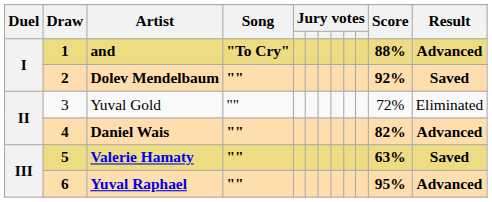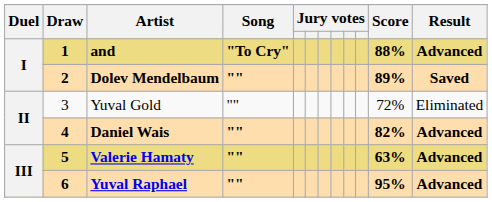(390, 78) 92% -> (390, 78) 89%
(449, 158) Saved -> (449, 158) Advanced
